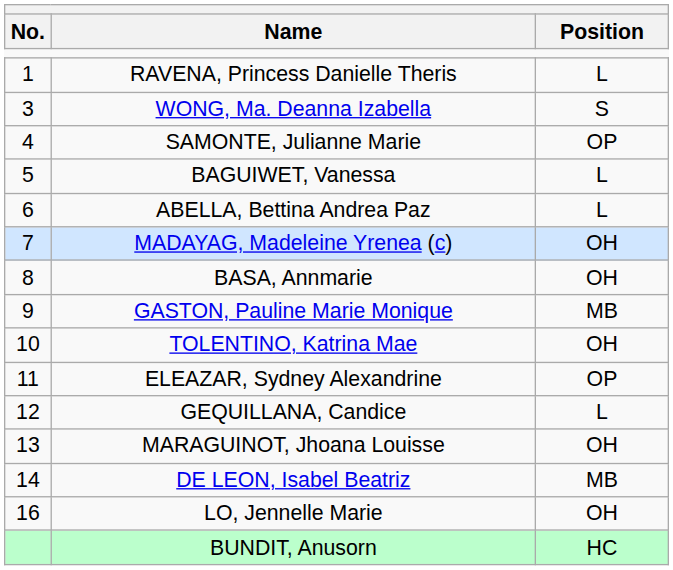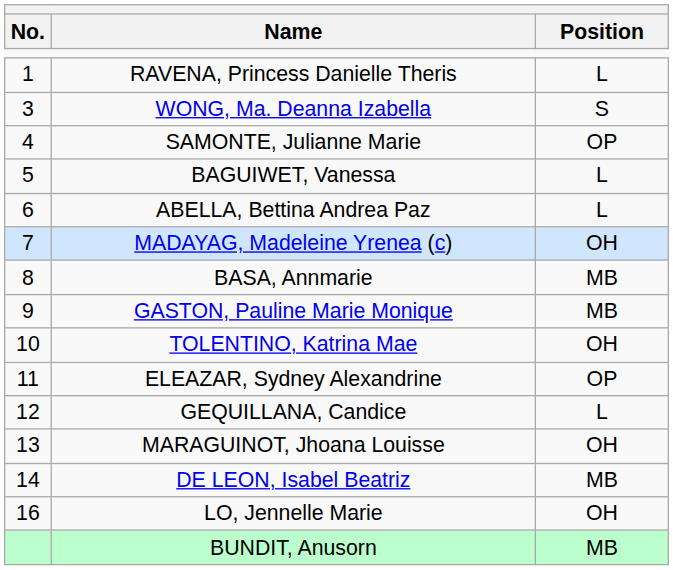(602, 277) OH -> (602, 277) MB
(602, 547) HC -> (602, 547) MB
